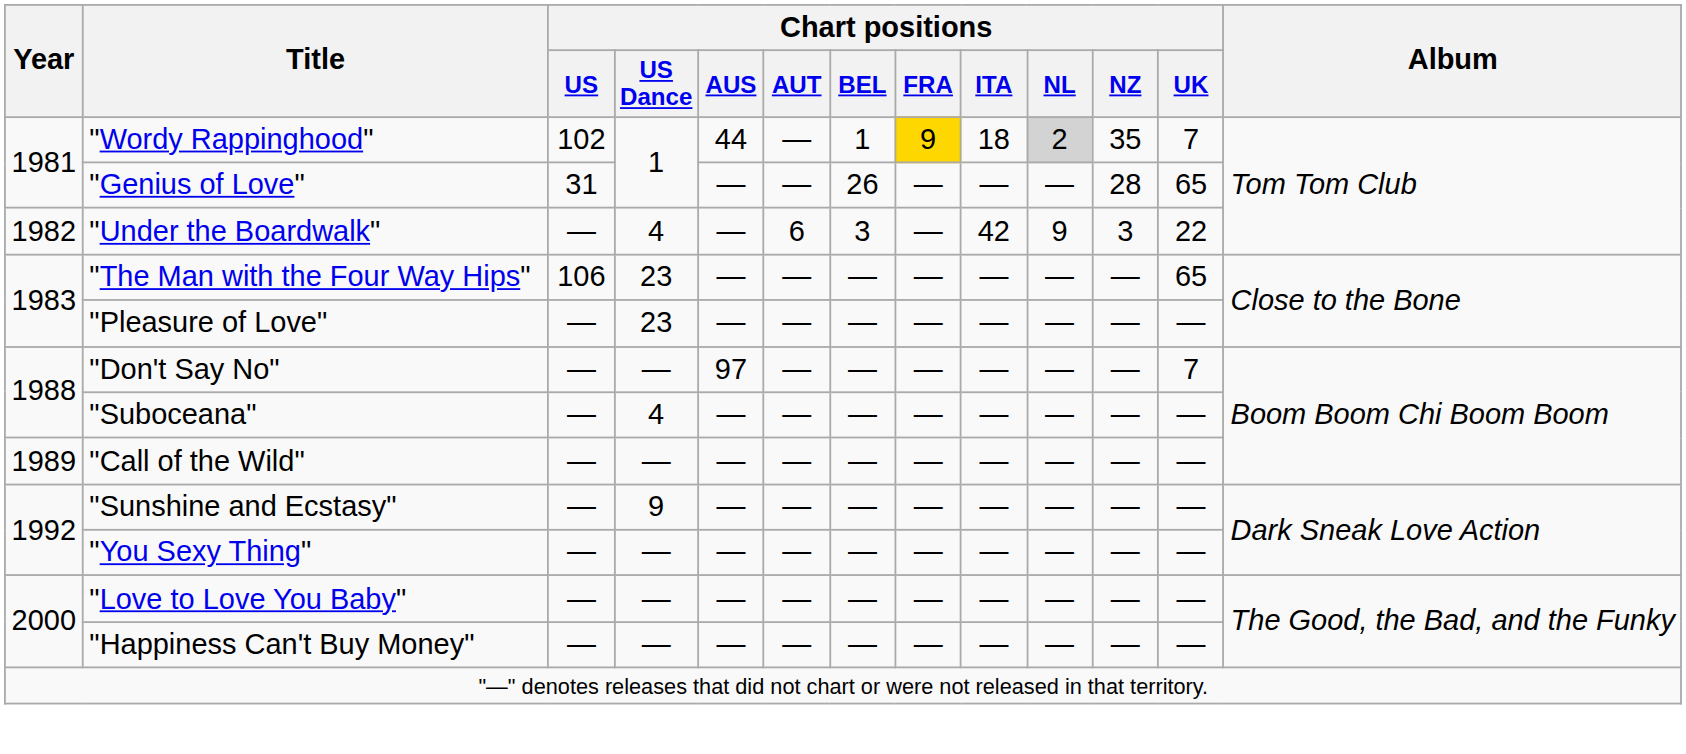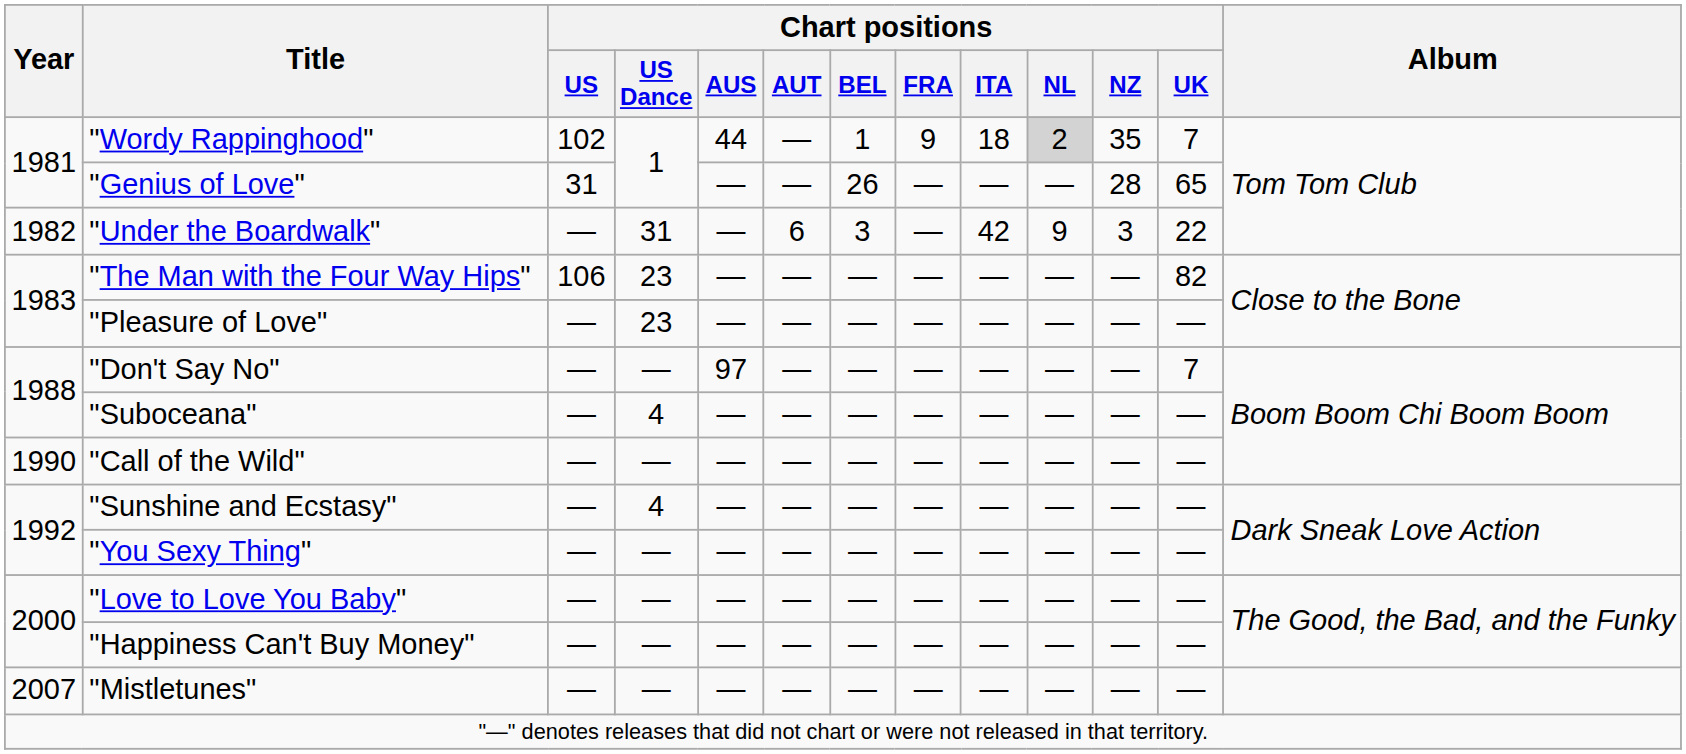(928, 139) gold background -> (928, 139) no background
(656, 230) 4 -> (656, 230) 31
(1191, 276) 65 -> (1191, 276) 82
(44, 460) 1989 -> (44, 460) 1990
(656, 506) 9 -> (656, 506) 4
+ row: (173, 690)
